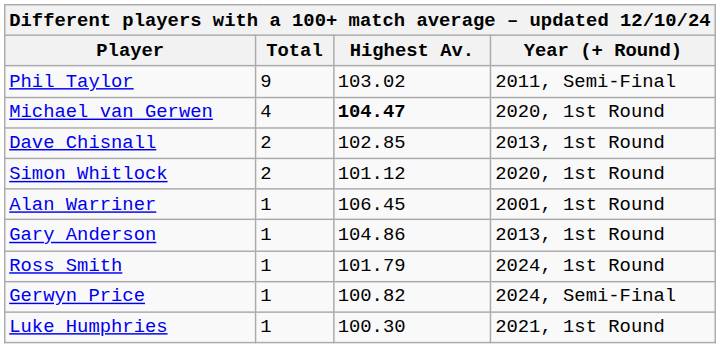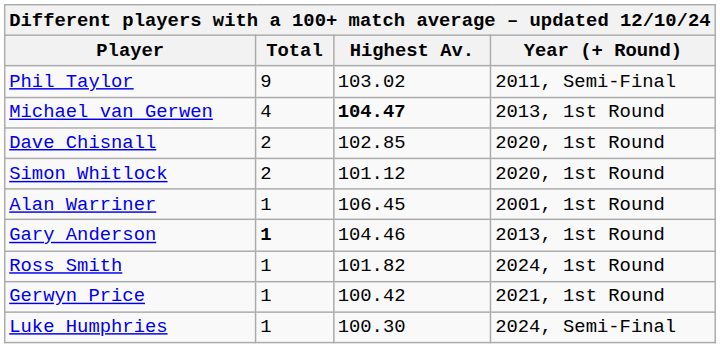(580, 112) 2020, 1st Round -> (580, 112) 2013, 1st Round
(580, 143) 2013, 1st Round -> (580, 143) 2020, 1st Round
(266, 235) normal -> (266, 235) bold
(372, 235) 104.86 -> (372, 235) 104.46
(372, 266) 101.79 -> (372, 266) 101.82
(372, 297) 100.82 -> (372, 297) 100.42
(586, 297) 2024, Semi-Final -> (580, 297) 2021, 1st Round
(580, 327) 2021, 1st Round -> (586, 327) 2024, Semi-Final
